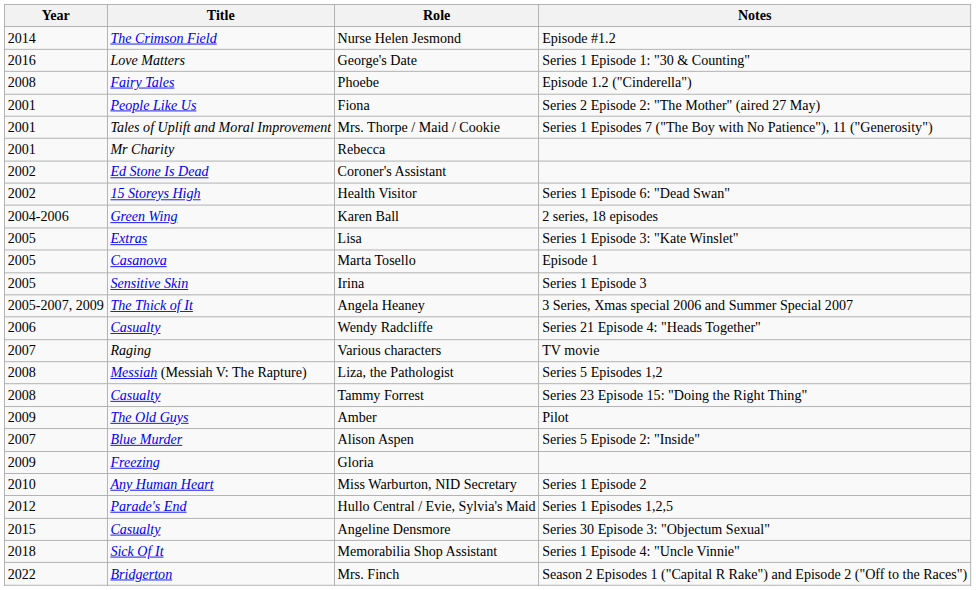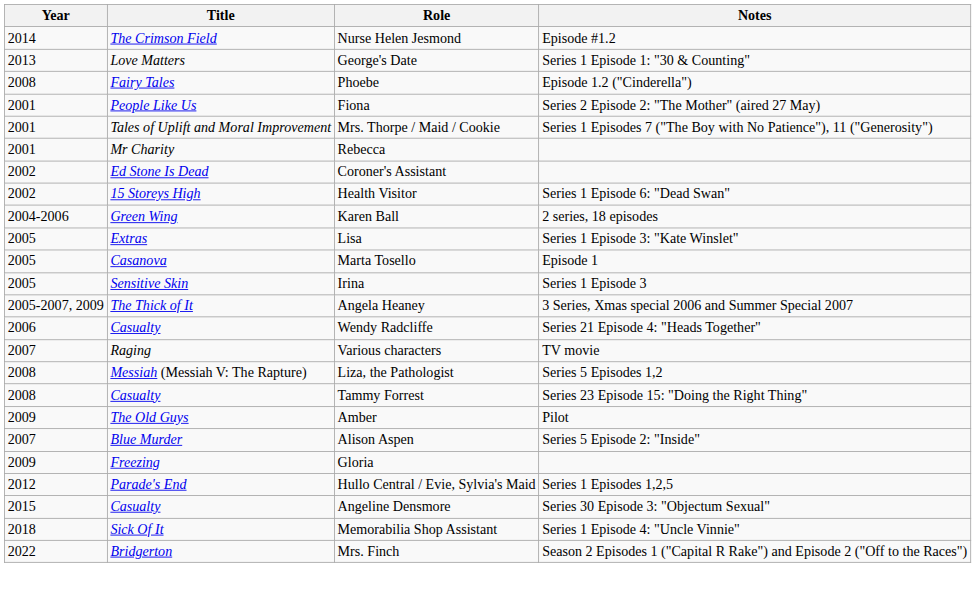(22, 60) 2016 -> (22, 60) 2013
- row: (427, 484)
